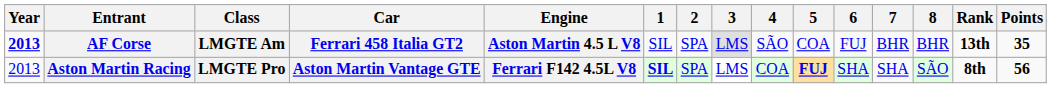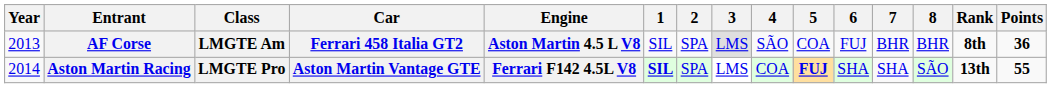(24, 44) bold -> (24, 44) normal
(975, 44) 13th -> (975, 44) 8th
(1022, 44) 35 -> (1022, 44) 36
(24, 70) 2013 -> (24, 70) 2014
(975, 70) 8th -> (975, 70) 13th
(1022, 70) 56 -> (1022, 70) 55
